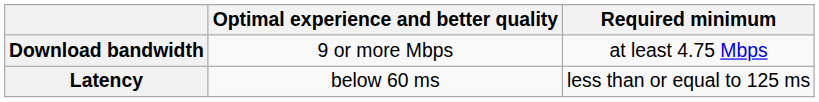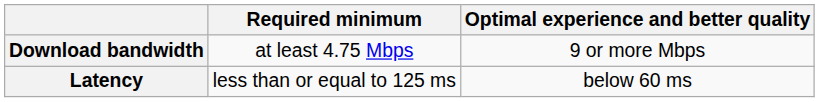columns swapped: (689, 19) <-> (385, 19)
